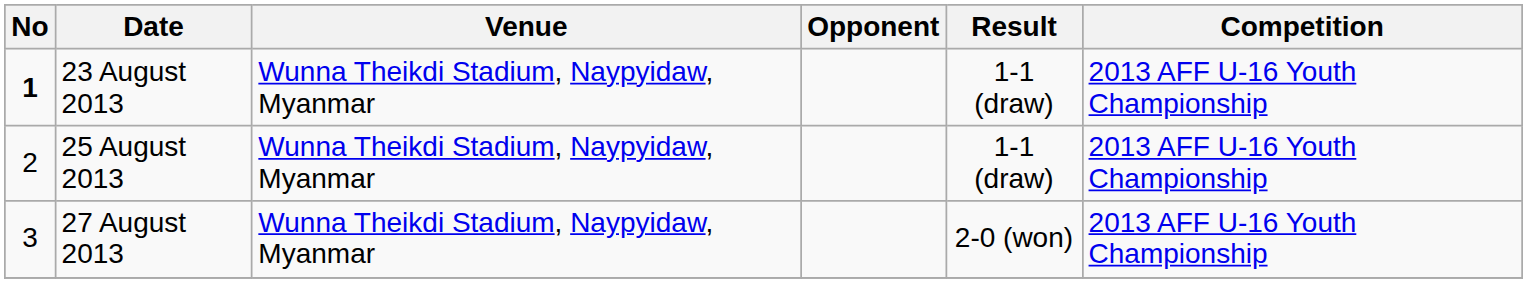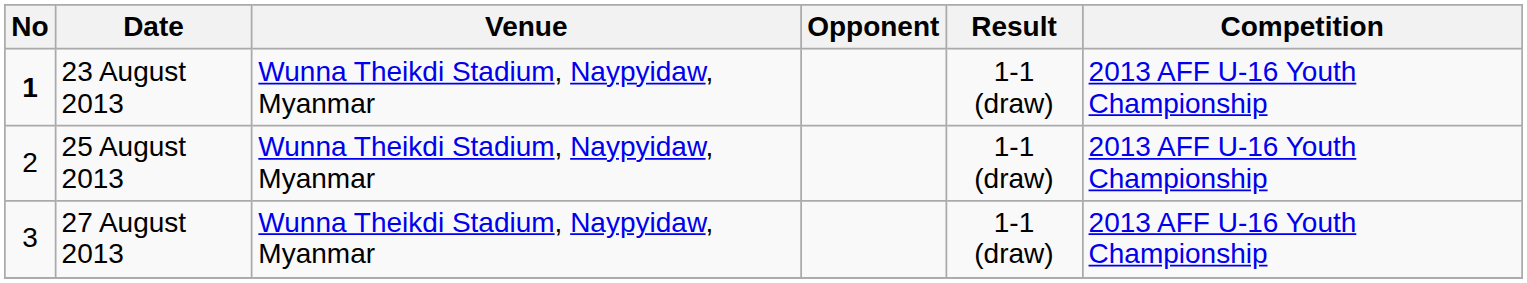(1014, 238) 2-0 (won) -> (1014, 238) 1-1 (draw)
